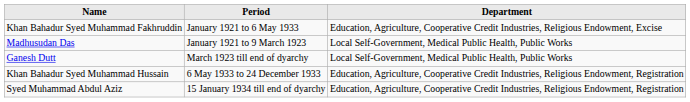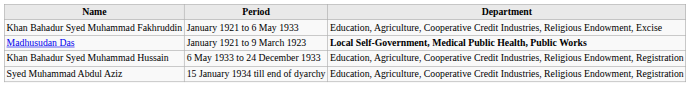(451, 43) normal -> (458, 43) bold
- row: (31, 58)
